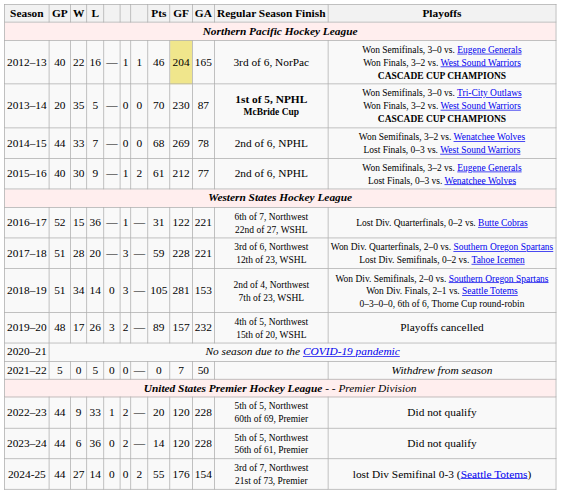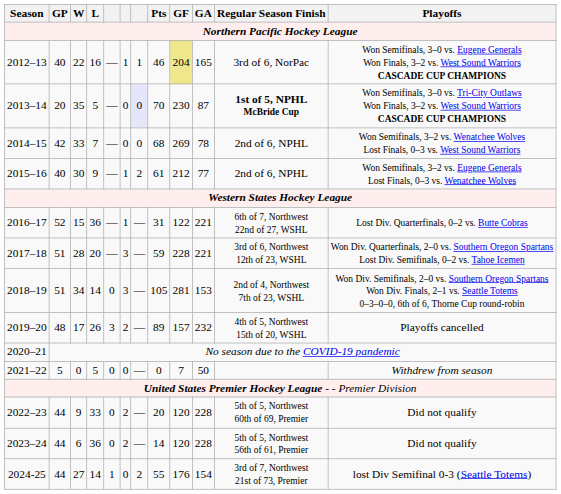(139, 105) no background -> (139, 105) lavender background
(60, 143) 44 -> (60, 143) 42
(112, 412) 1 -> (112, 412) 0
(112, 474) 0 -> (112, 474) 1
